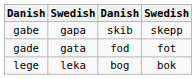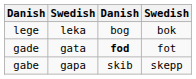rows swapped: (26, 30) <-> (26, 65)
(120, 48) normal -> (120, 48) bold
